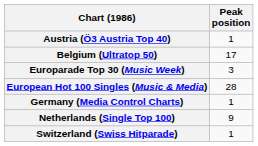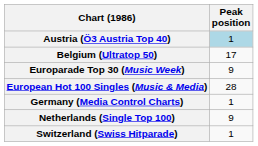(231, 39) no background -> (231, 39) lightblue background
(231, 70) 3 -> (231, 70) 9
